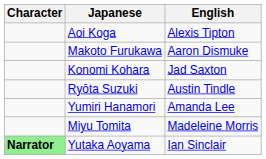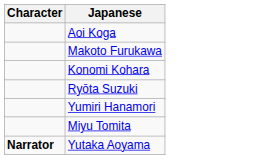- column: (213, 13)
(30, 145) lightgreen background -> (30, 145) no background
